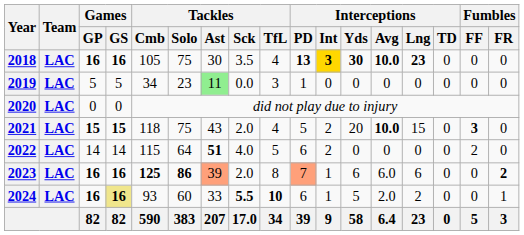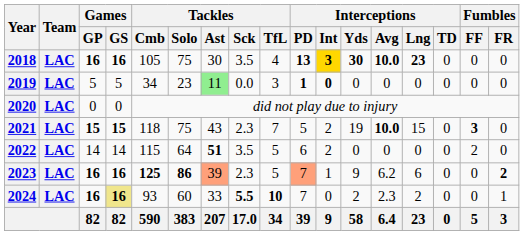(303, 83) normal -> (303, 83) bold
(328, 83) normal -> (328, 83) bold
(244, 128) 2.0 -> (244, 128) 2.3
(275, 128) 4 -> (275, 128) 7
(356, 128) 20 -> (356, 128) 19
(244, 151) 4.0 -> (244, 151) 3.5
(244, 173) 2.0 -> (244, 173) 2.3
(275, 173) 8 -> (275, 173) 5
(356, 173) 6 -> (356, 173) 9
(387, 173) 6.0 -> (387, 173) 6.2
(303, 196) 6 -> (303, 196) 7
(328, 196) 1 -> (328, 196) 0
(356, 196) 5 -> (356, 196) 2
(387, 196) 2.0 -> (387, 196) 2.3
